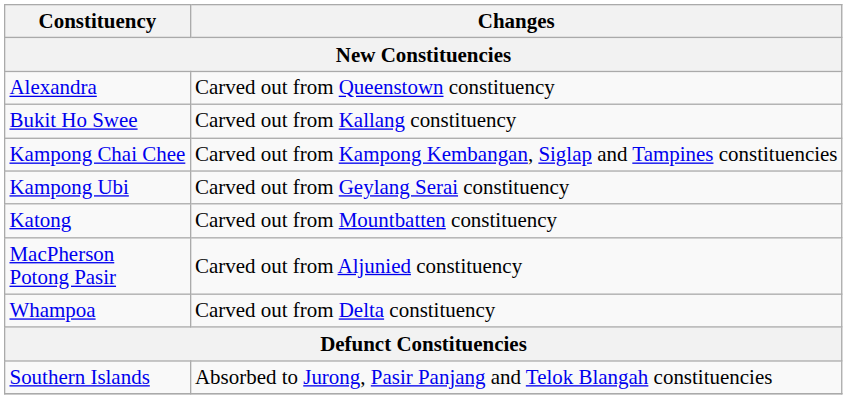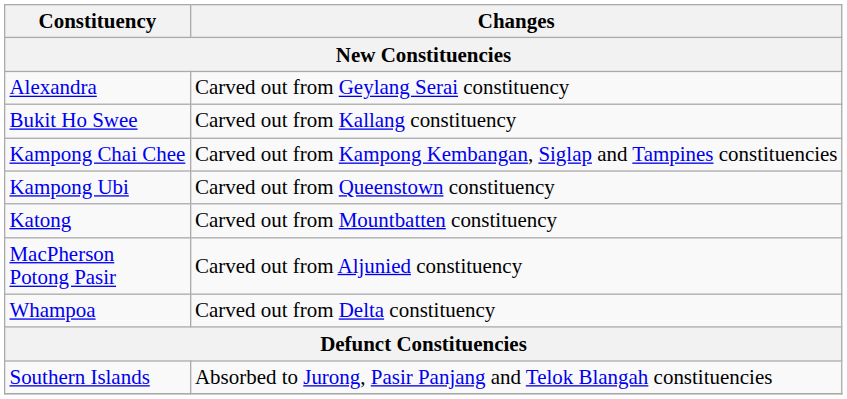(375, 87) Carved out from Queenstown constituency -> (382, 87) Carved out from Geylang Serai constituency
(382, 187) Carved out from Geylang Serai constituency -> (375, 187) Carved out from Queenstown constituency
